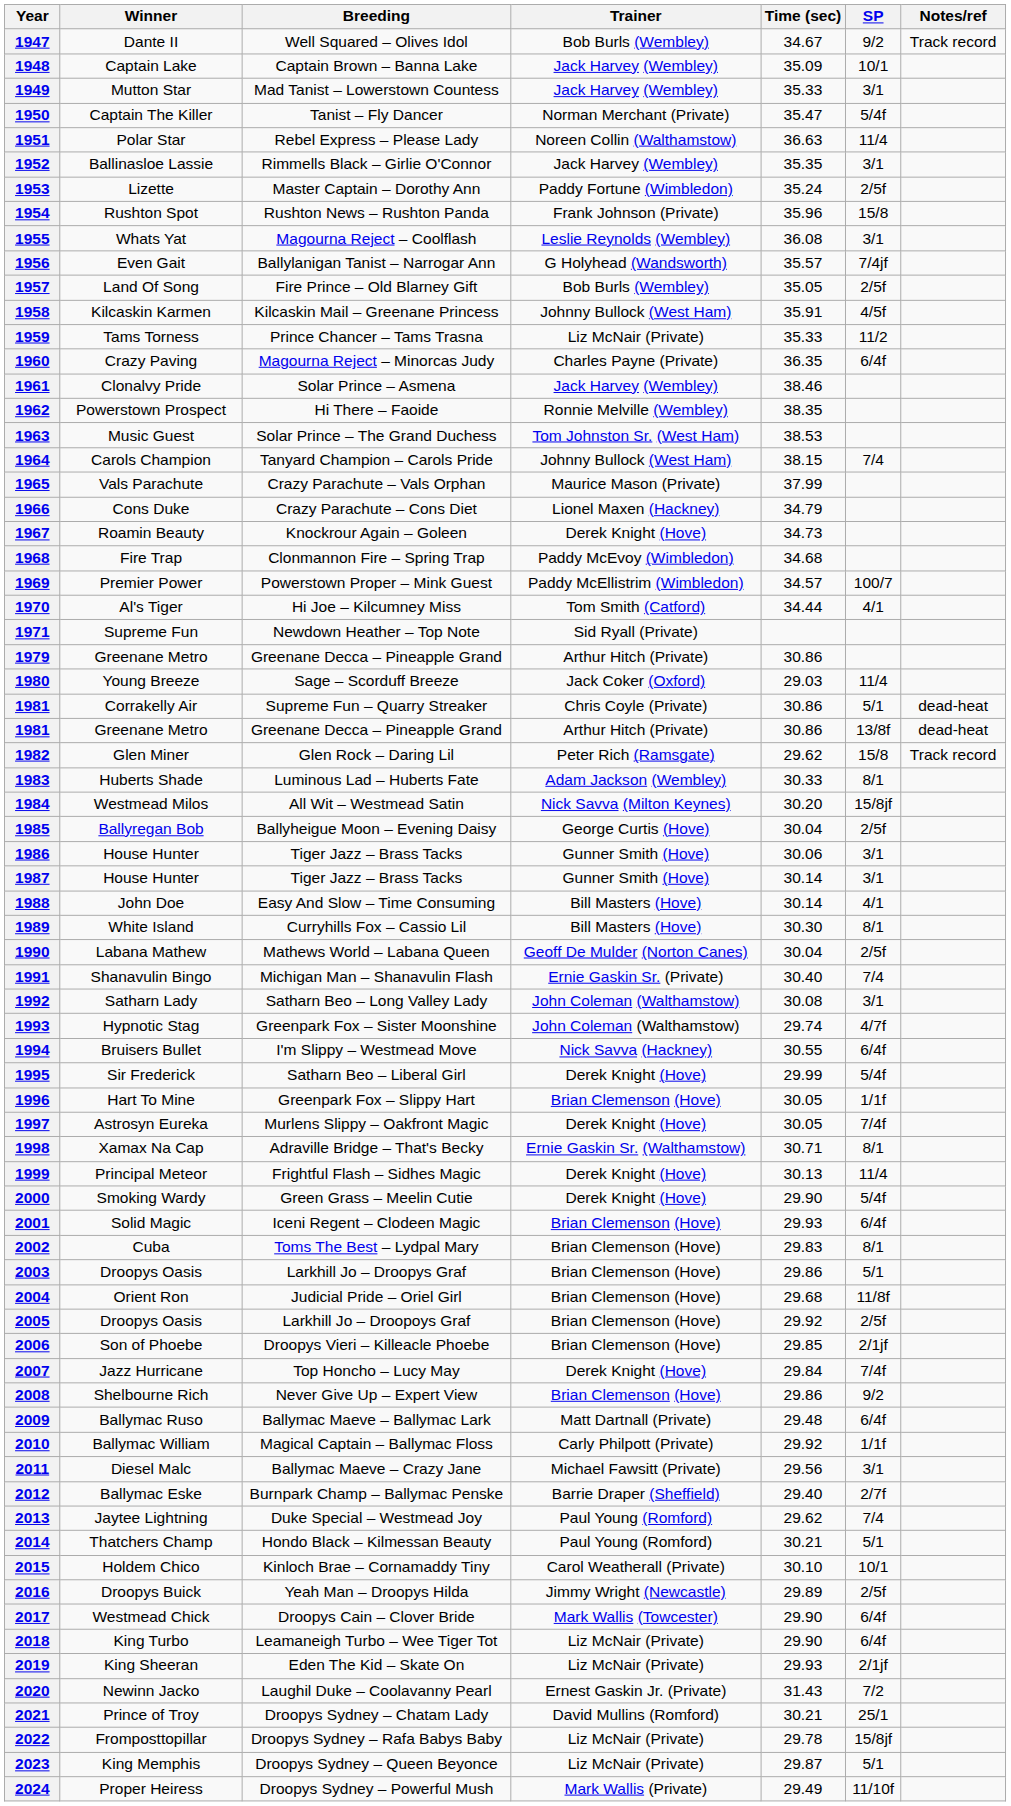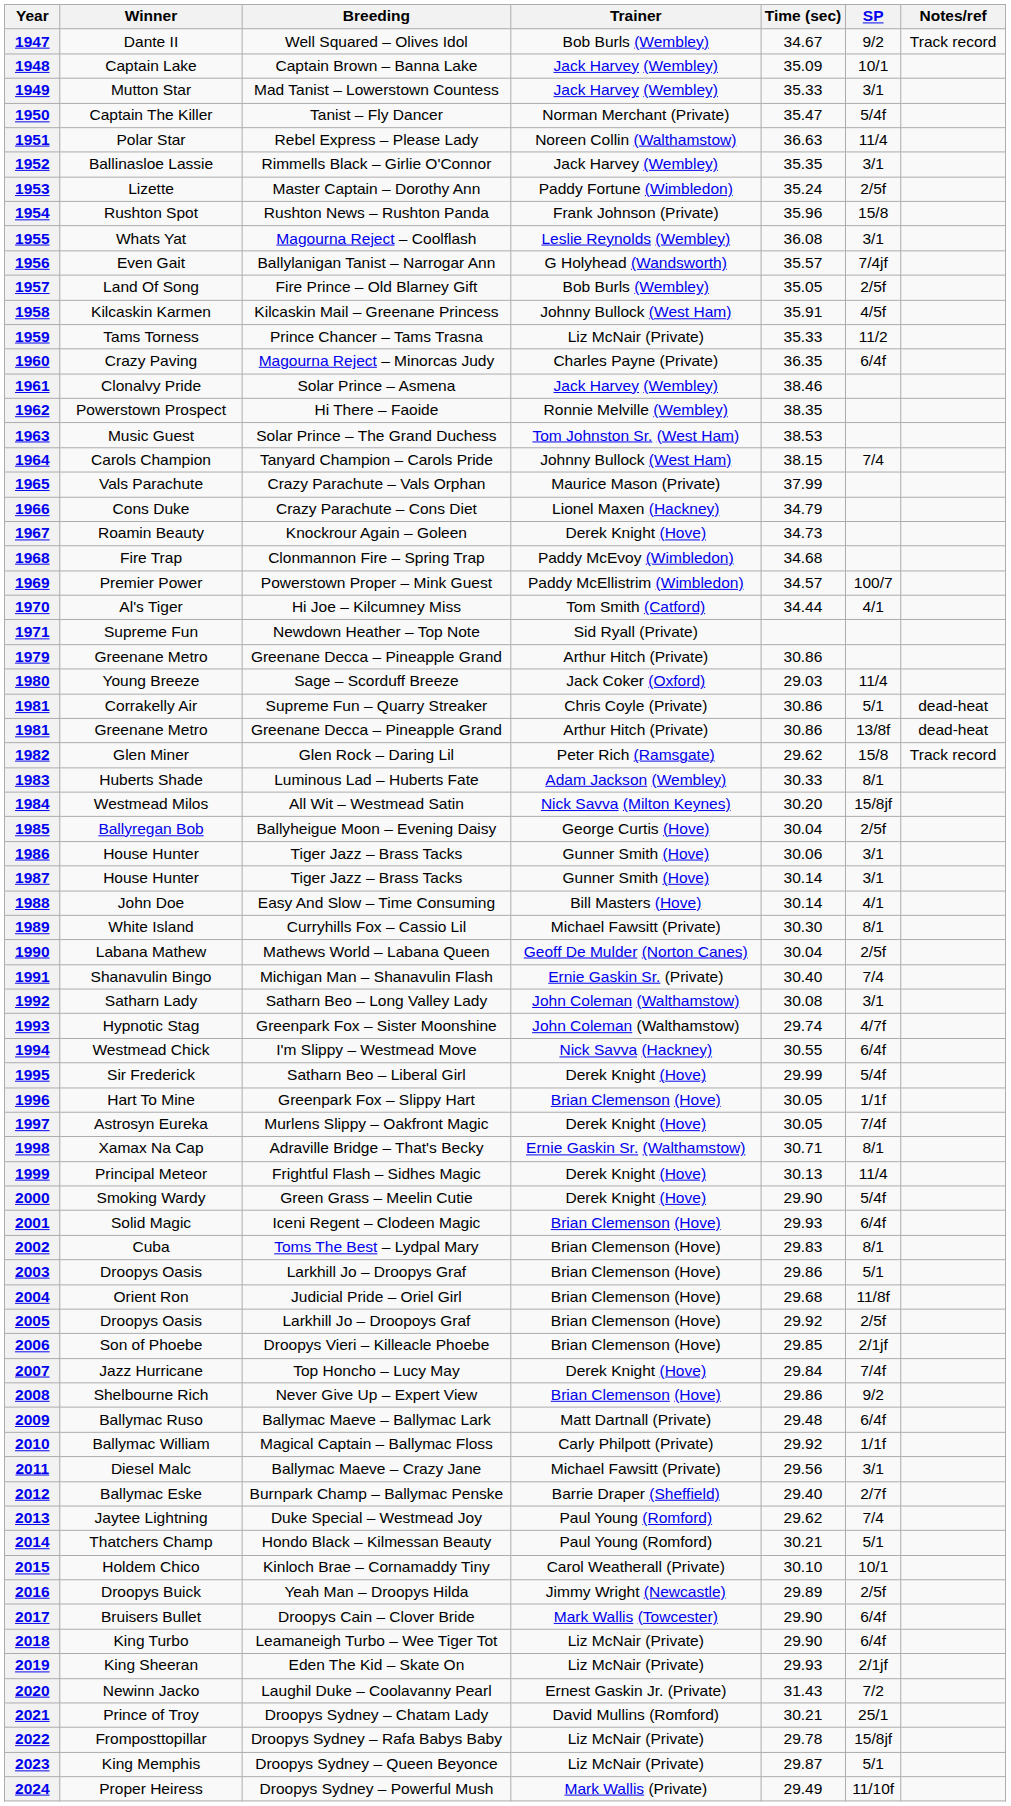(636, 927) Bill Masters (Hove) -> (636, 927) Michael Fawsitt (Private)
(151, 1050) Bruisers Bullet -> (151, 1050) Westmead Chick
(151, 1616) Westmead Chick -> (151, 1616) Bruisers Bullet
